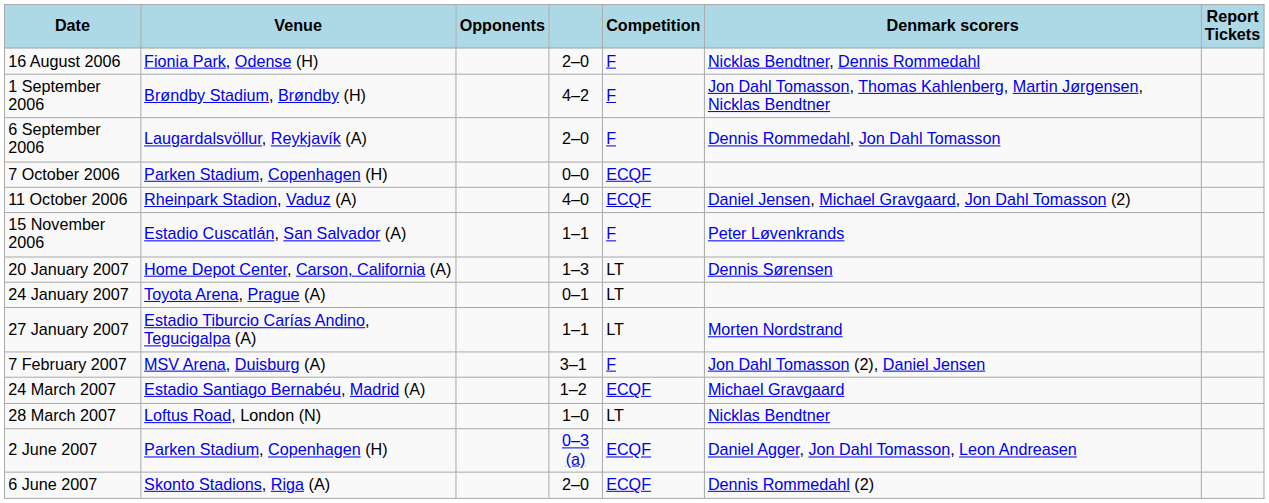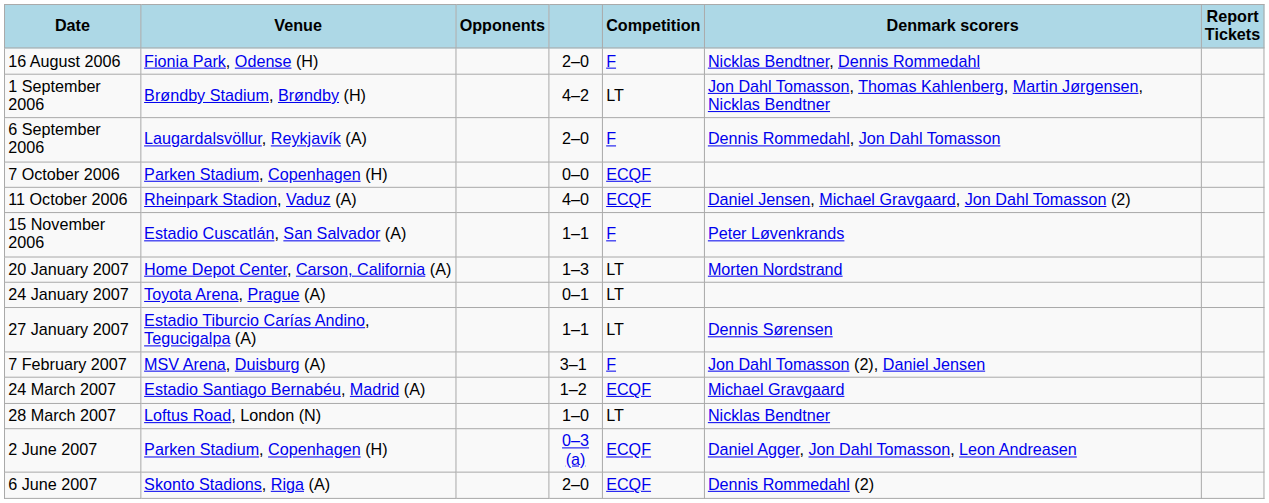(611, 95) F -> (615, 95) LT
(770, 269) Dennis Sørensen -> (775, 269) Morten Nordstrand
(775, 329) Morten Nordstrand -> (770, 329) Dennis Sørensen
